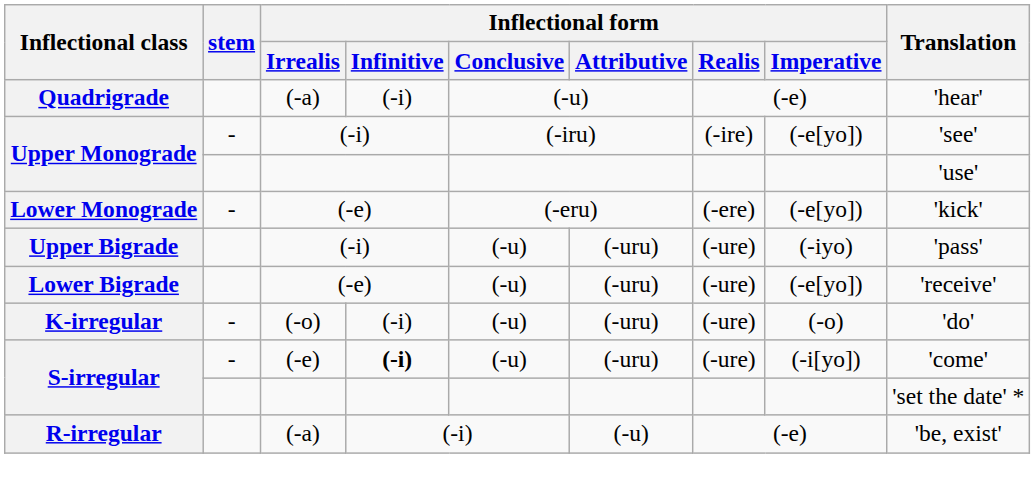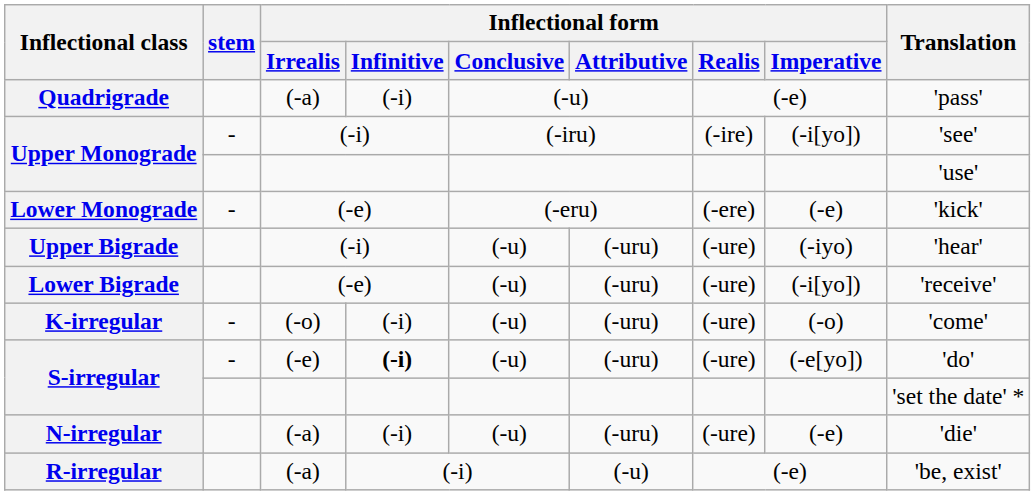(958, 97) 'hear' -> (958, 97) 'pass'
(826, 135) (-e[yo]) -> (826, 135) (-i[yo])
(826, 209) (-e[yo]) -> (826, 209) (-e)
(958, 246) 'pass' -> (958, 246) 'hear'
(826, 284) (-e[yo]) -> (826, 284) (-i[yo])
(958, 321) 'do' -> (958, 321) 'come'
(826, 358) (-i[yo]) -> (826, 358) (-e[yo])
(958, 358) 'come' -> (958, 358) 'do'
+ row: (104, 433)
